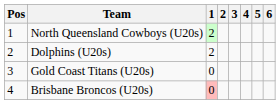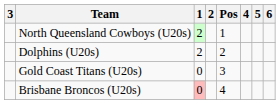columns swapped: (16, 14) <-> (235, 14)
